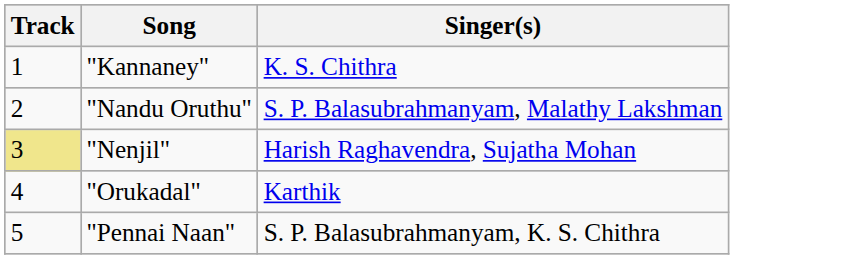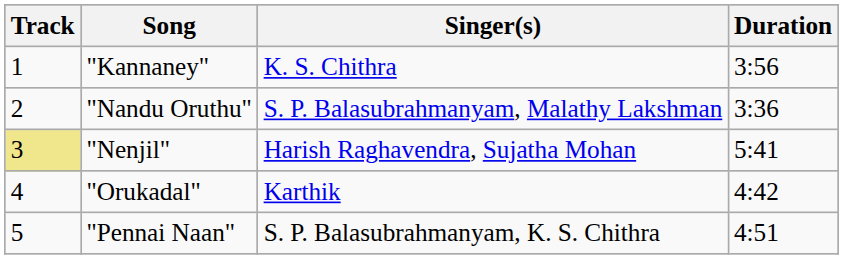+ column: (783, 25)
